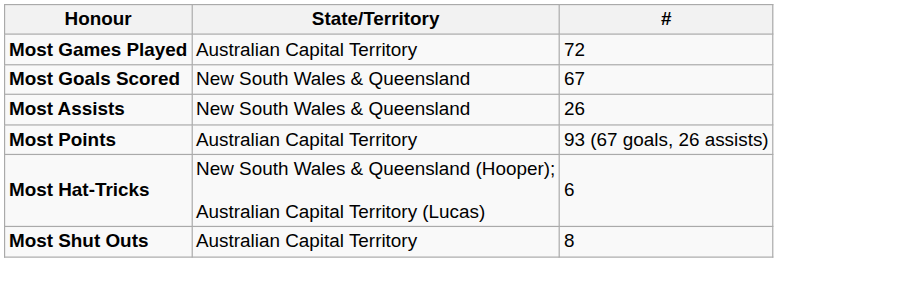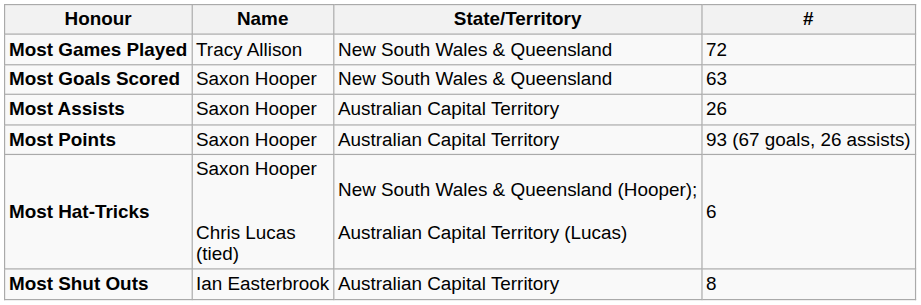+ column: (263, 19)
(307, 49) Australian Capital Territory -> (475, 49) New South Wales & Queensland
(574, 79) 67 -> (716, 79) 63
(333, 109) New South Wales & Queensland -> (449, 109) Australian Capital Territory
